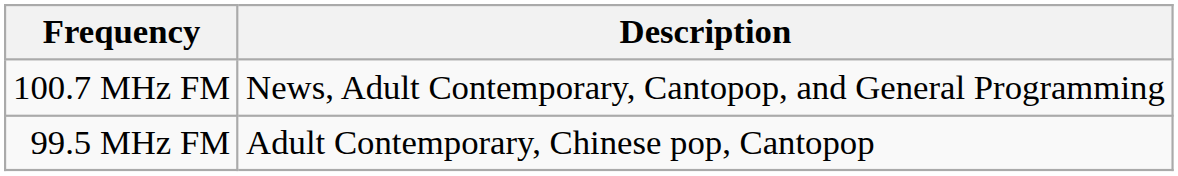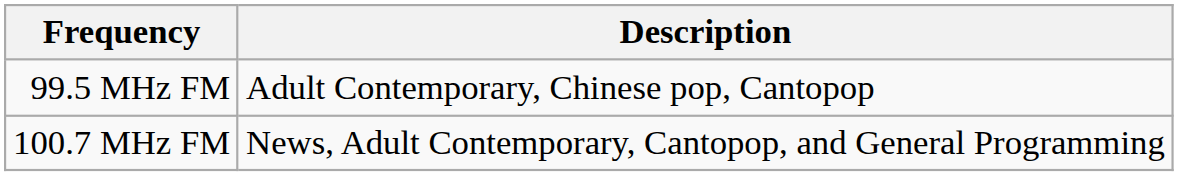rows swapped: (122, 87) <-> (130, 142)
